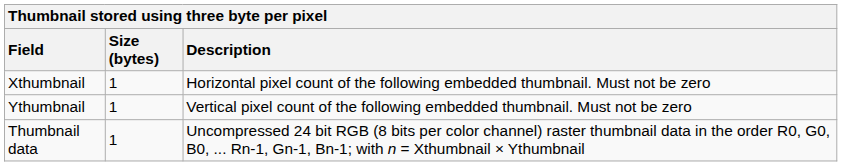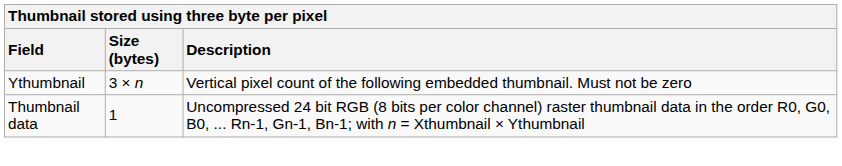- row: (46, 82)
(113, 107) 1 -> (126, 82) 3 × n
